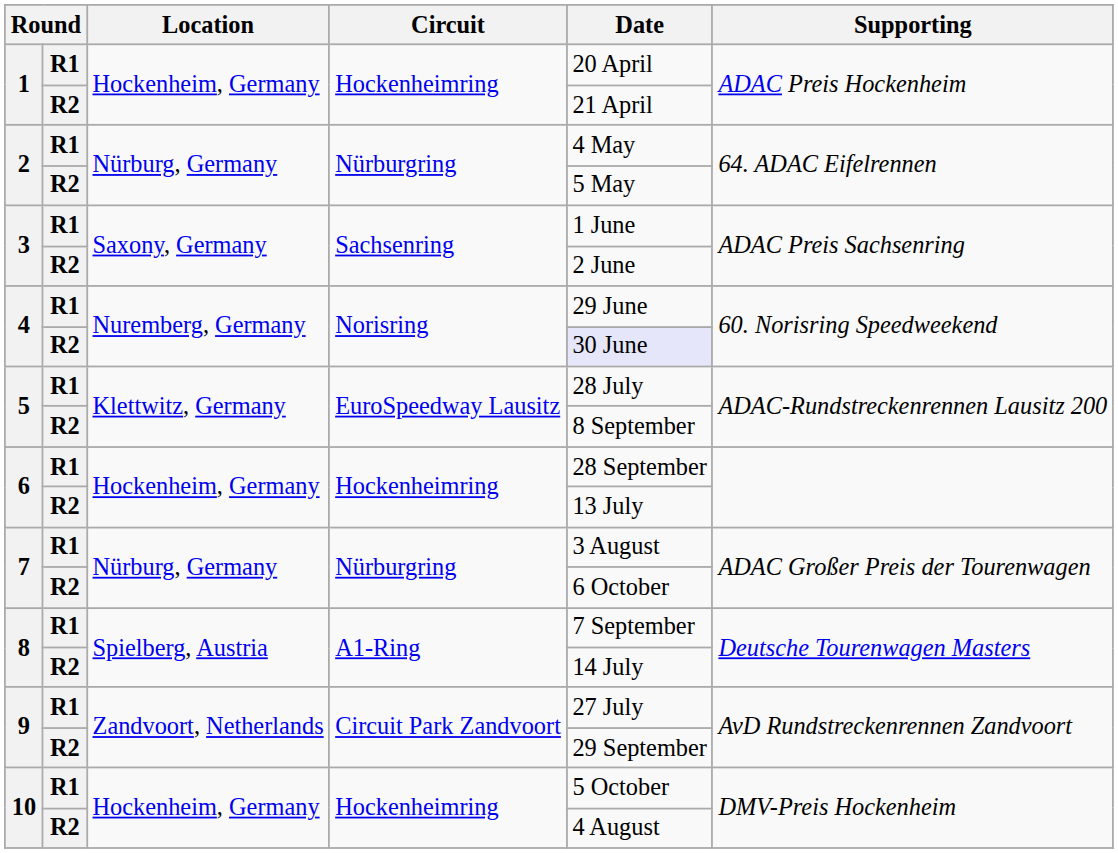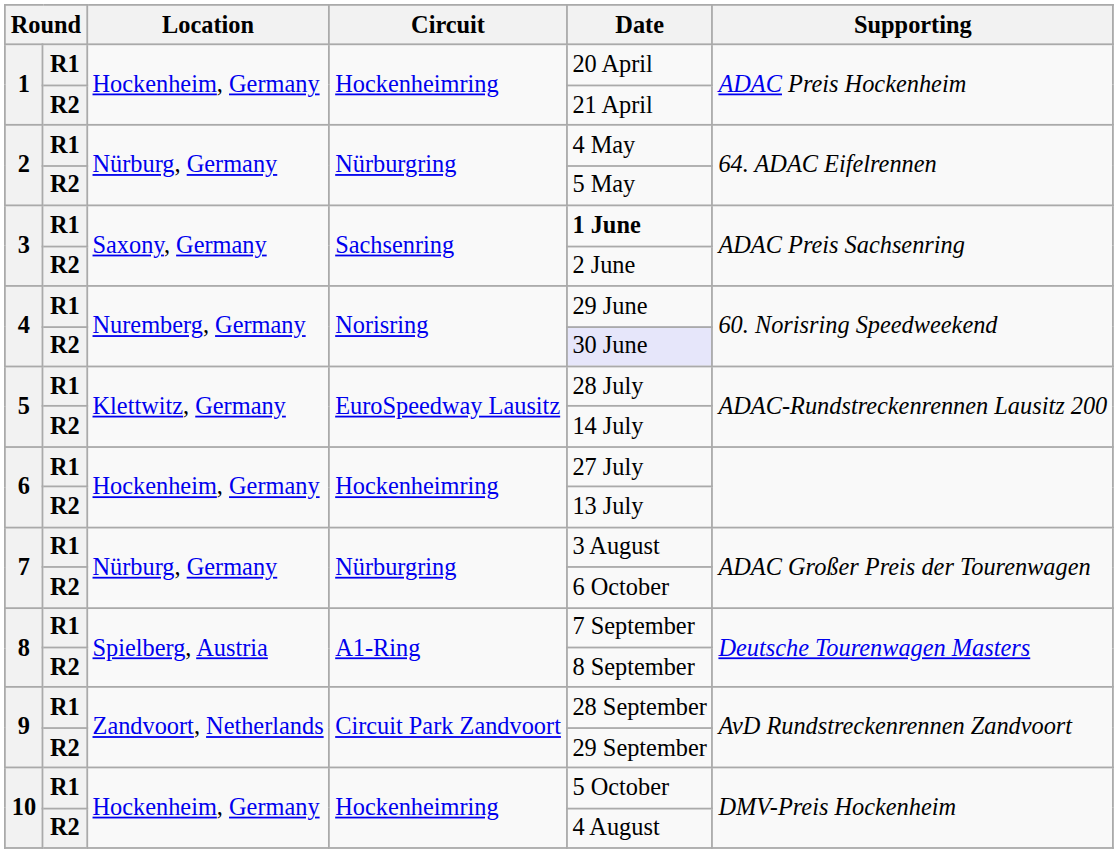(604, 224) normal -> (607, 224) bold
(634, 425) 8 September -> (608, 425) 14 July
(640, 465) 28 September -> (608, 465) 27 July
(608, 666) 14 July -> (634, 666) 8 September
(608, 706) 27 July -> (640, 706) 28 September
